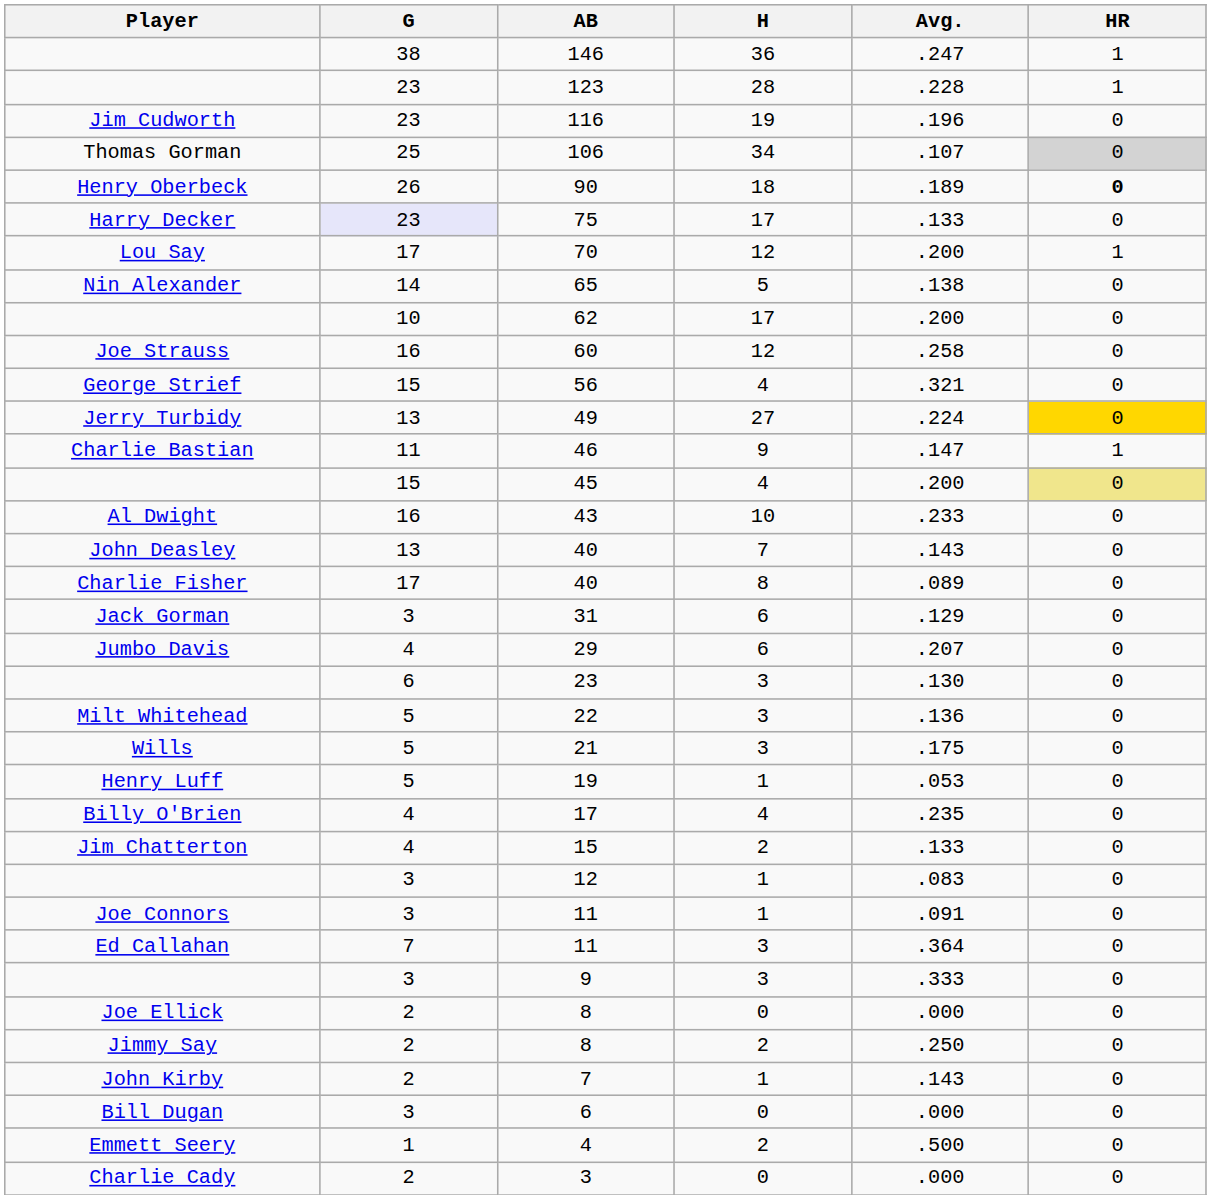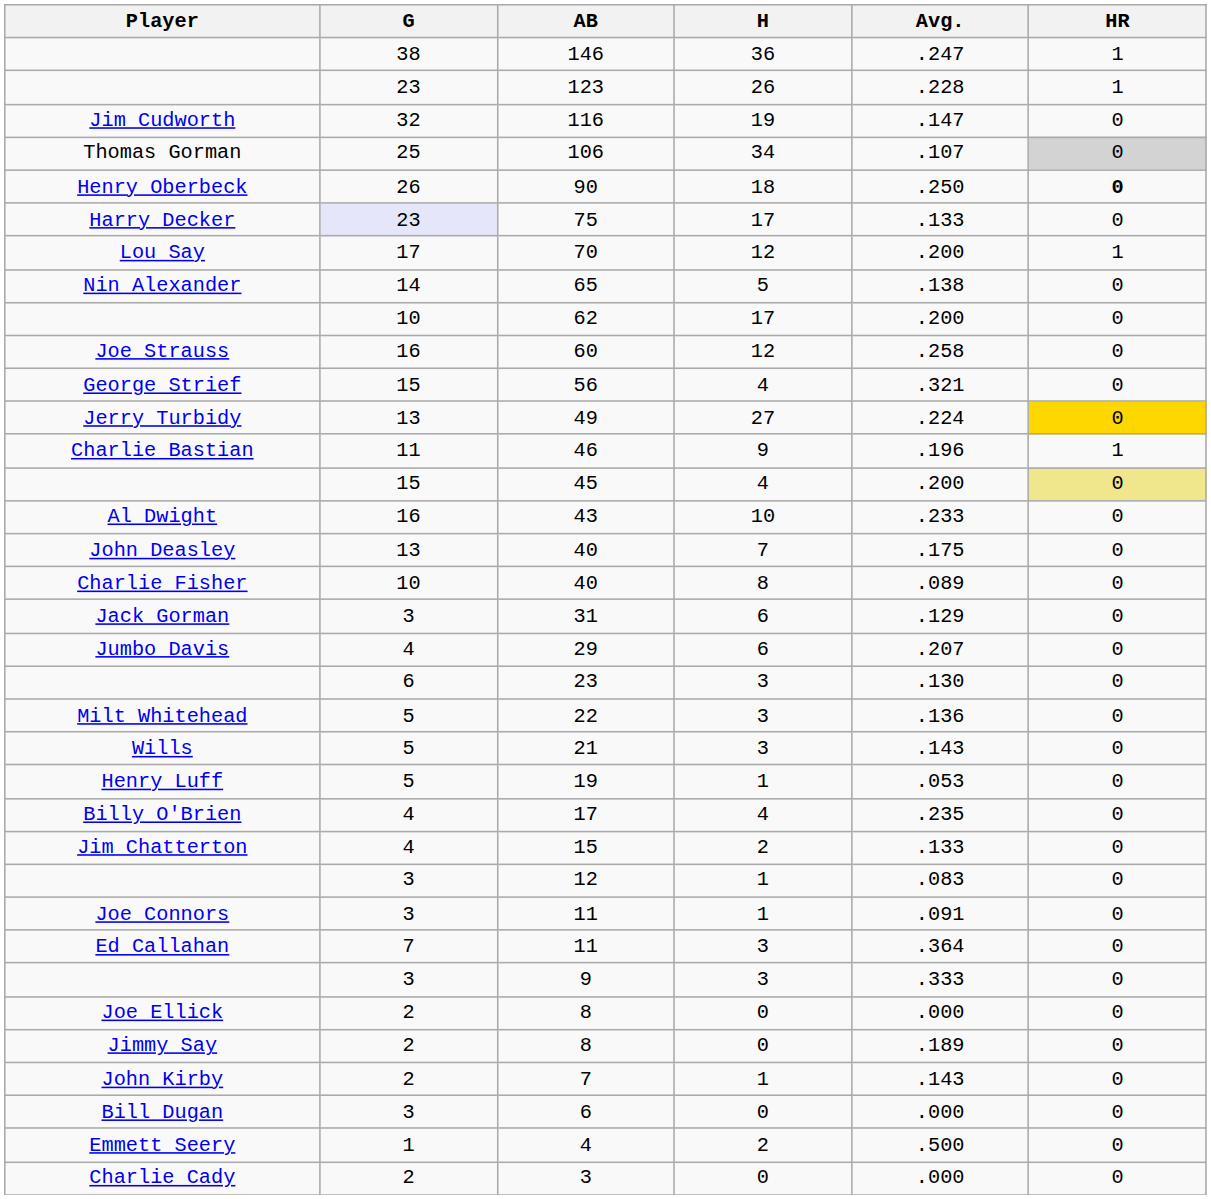(763, 87) 28 -> (763, 87) 26
(409, 120) 23 -> (409, 120) 32
(940, 120) .196 -> (940, 120) .147
(940, 187) .189 -> (940, 187) .250
(940, 451) .147 -> (940, 451) .196
(940, 550) .143 -> (940, 550) .175
(409, 583) 17 -> (409, 583) 10
(940, 748) .175 -> (940, 748) .143
(763, 1046) 2 -> (763, 1046) 0
(940, 1046) .250 -> (940, 1046) .189
